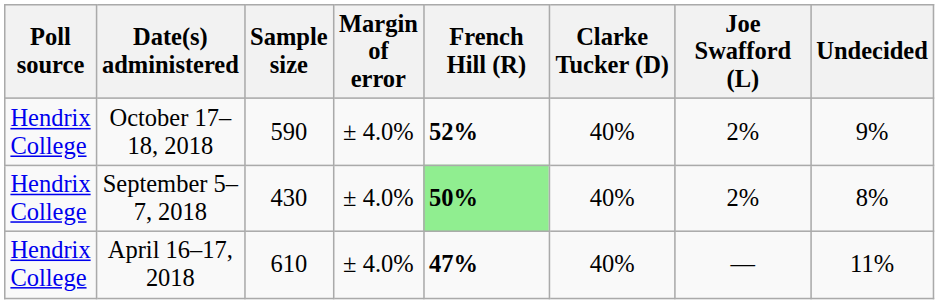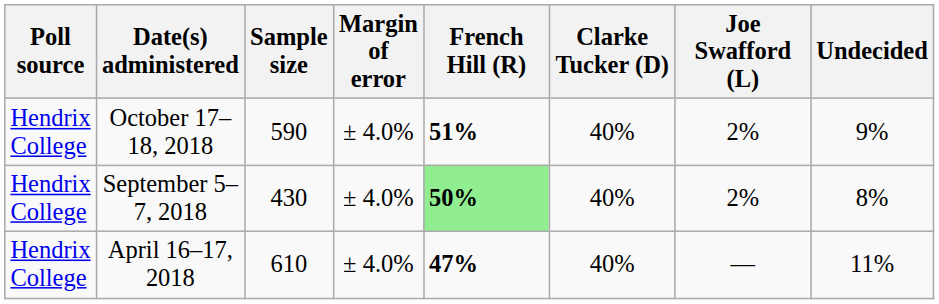(454, 131) 52% -> (454, 131) 51%
